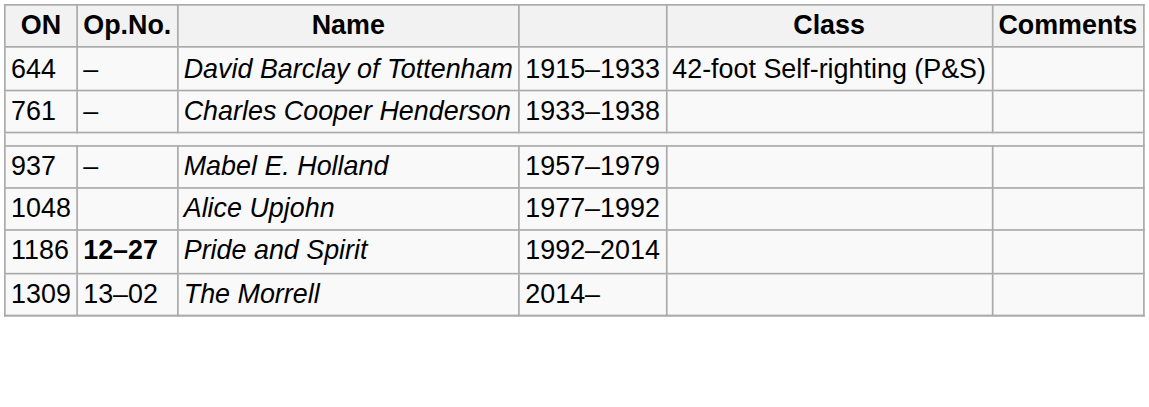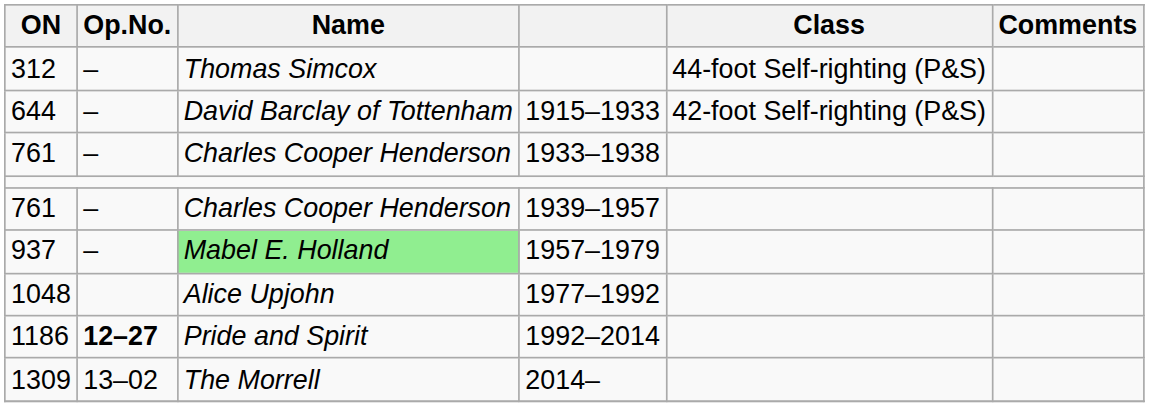+ row: (33, 68)
+ row: (33, 208)
(286, 166) no background -> (286, 251) lightgreen background
